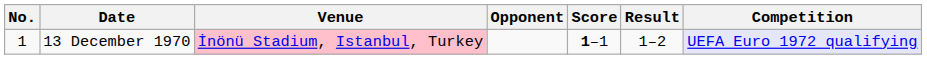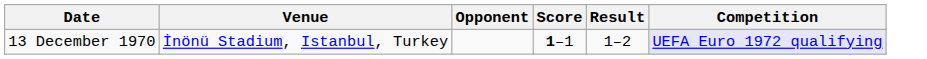- column: (22, 17)
(340, 42) pink background -> (306, 42) no background
